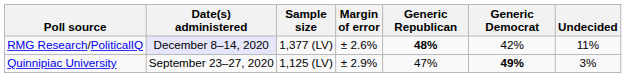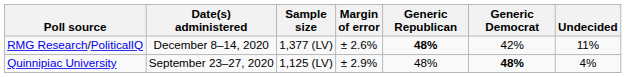(211, 45) lavender background -> (211, 45) no background
(426, 64) 47% -> (426, 64) 48%
(512, 64) 49% -> (512, 64) 48%
(588, 64) 3% -> (588, 64) 4%
